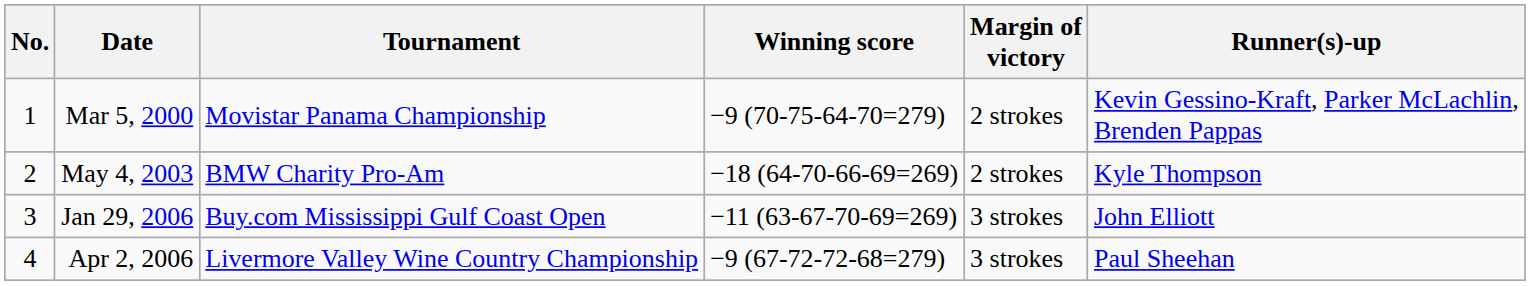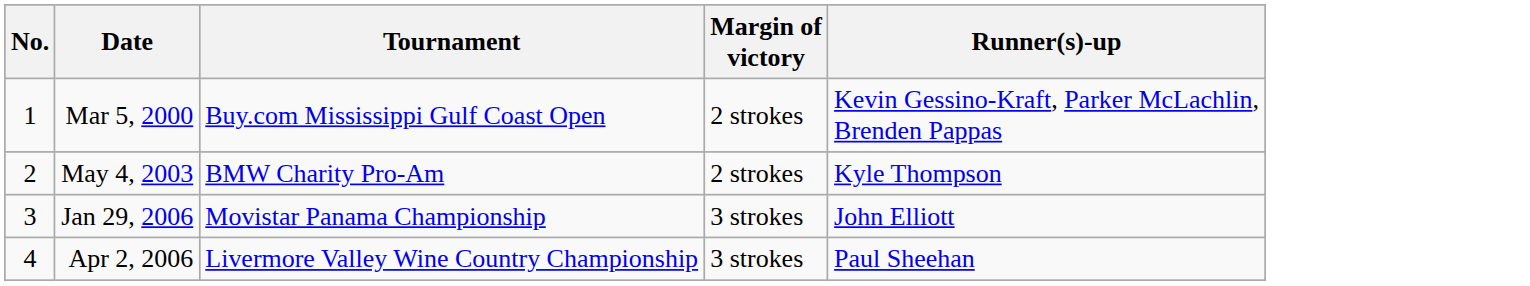- column: (834, 41)
(376, 115) Movistar Panama Championship -> (405, 115) Buy.com Mississippi Gulf Coast Open
(405, 216) Buy.com Mississippi Gulf Coast Open -> (376, 216) Movistar Panama Championship
